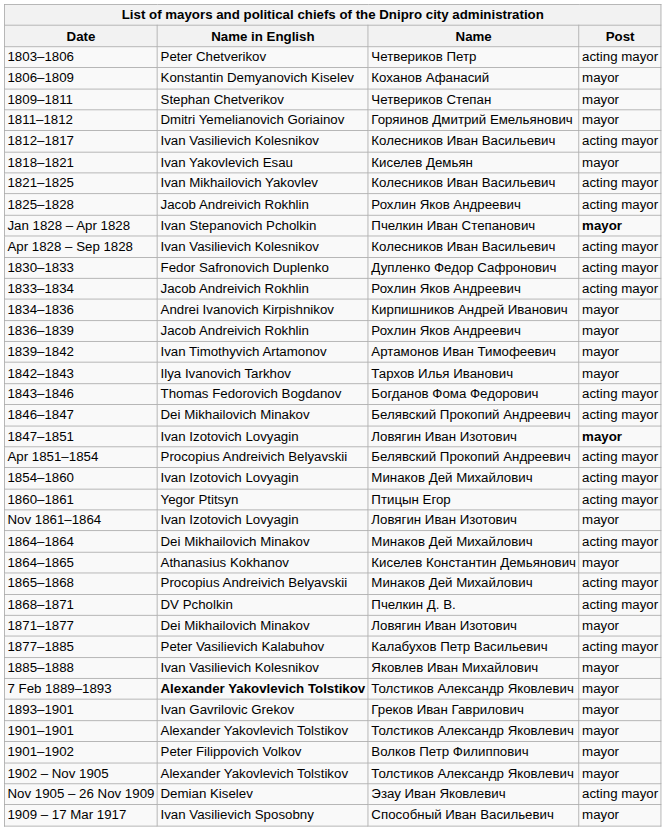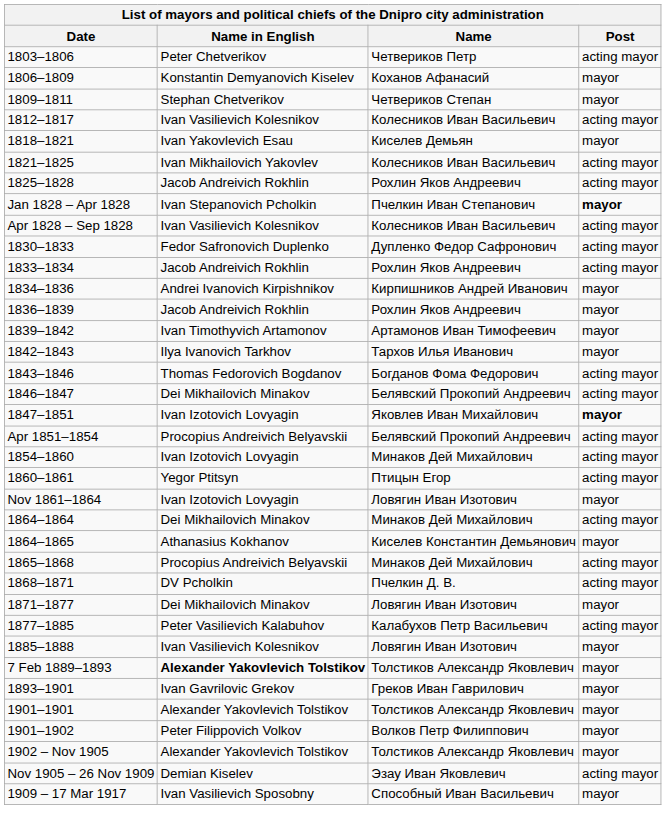- row: (40, 120)
(444, 436) Ловягин Иван Изотович -> (455, 415) Яковлев Иван Михайлович
(455, 667) Яковлев Иван Михайлович -> (444, 646) Ловягин Иван Изотович
